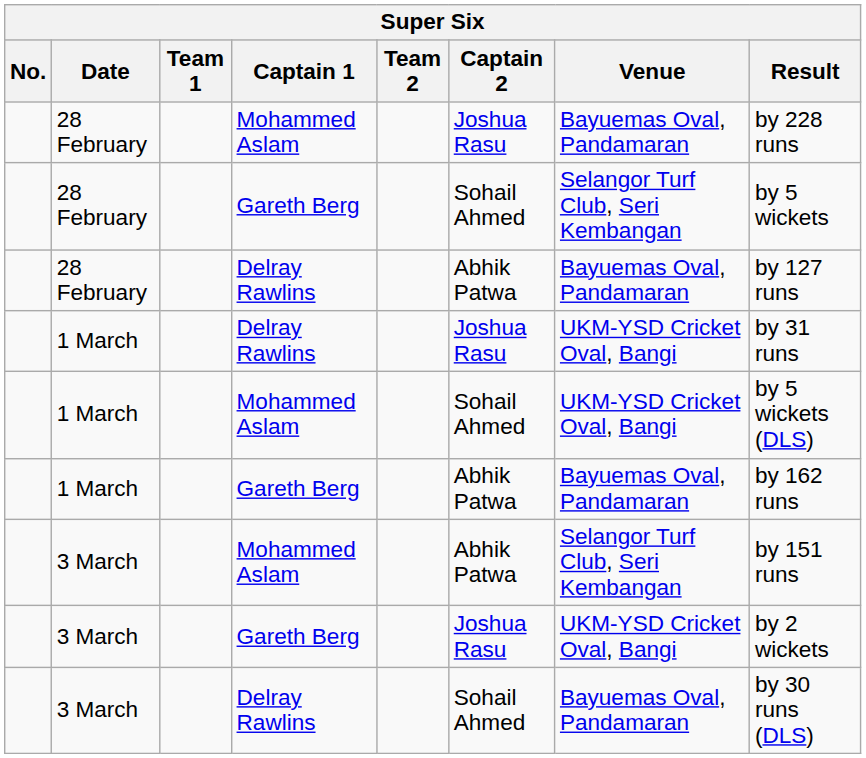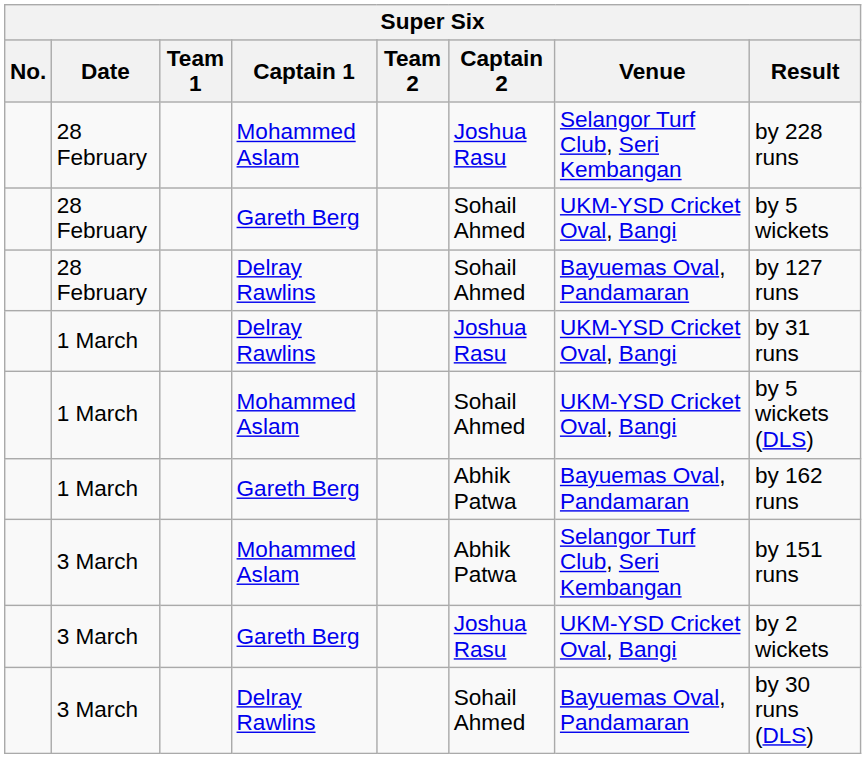(643, 132) Bayuemas Oval, Pandamaran -> (628, 144) Selangor Turf Club, Seri Kembangan
(628, 205) Selangor Turf Club, Seri Kembangan -> (650, 218) UKM-YSD Cricket Oval, Bangi
(485, 279) Abhik Patwa -> (489, 279) Sohail Ahmed
